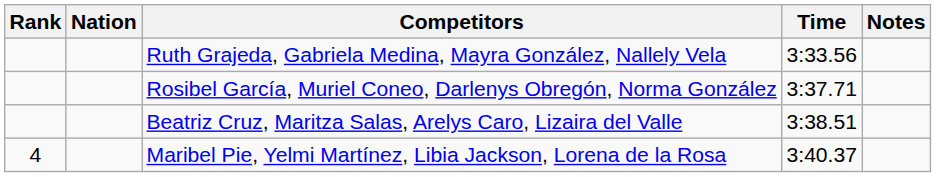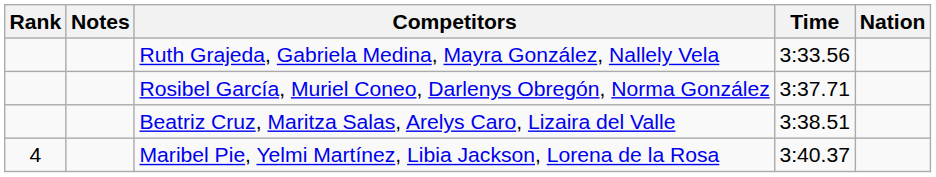columns swapped: (104, 22) <-> (896, 22)
